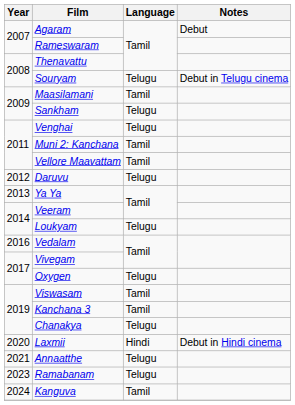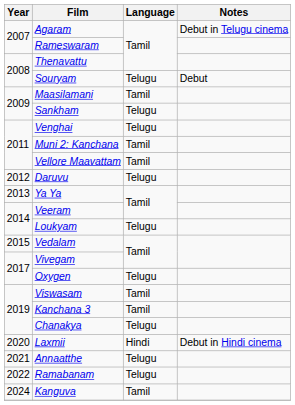(194, 29) Debut -> (234, 29) Debut in Telugu cinema
(234, 78) Debut in Telugu cinema -> (194, 78) Debut
(18, 243) 2016 -> (18, 243) 2015
(18, 375) 2023 -> (18, 375) 2022
